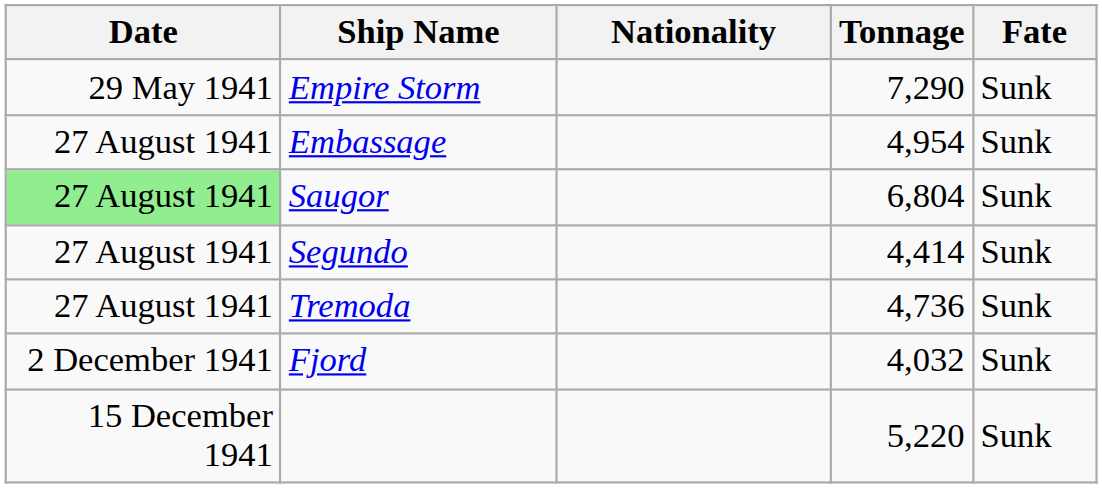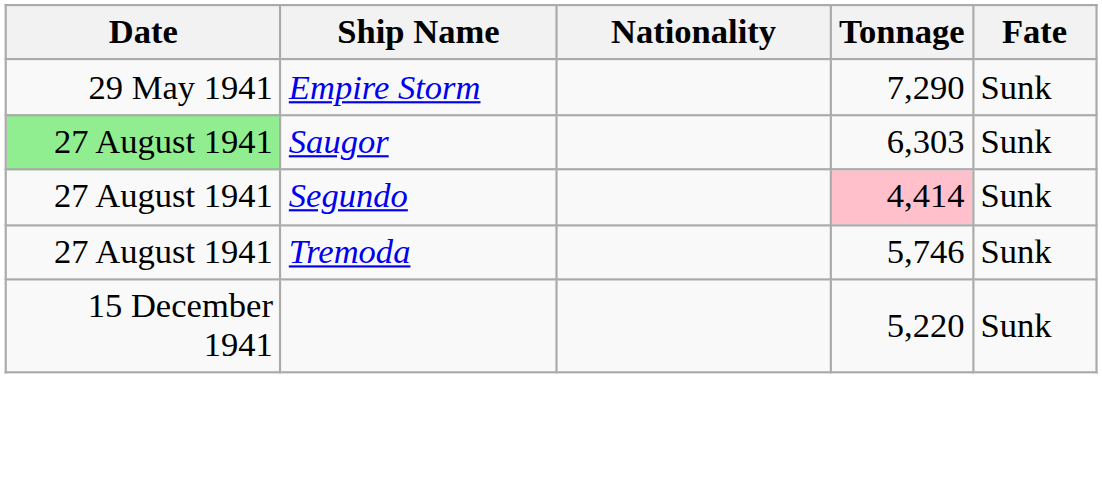- row: (368, 141)
(926, 196) 6,804 -> (926, 141) 6,303
(926, 251) no background -> (926, 196) pink background
(926, 305) 4,736 -> (926, 251) 5,746
- row: (328, 360)
